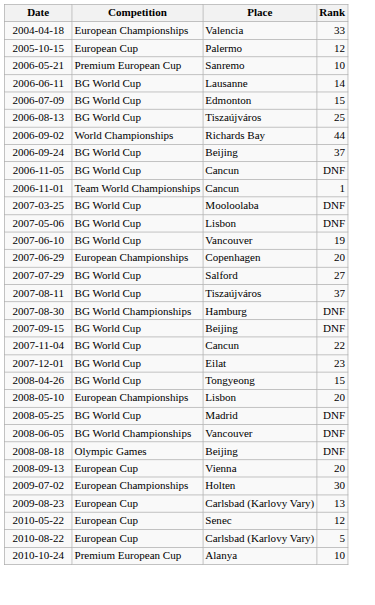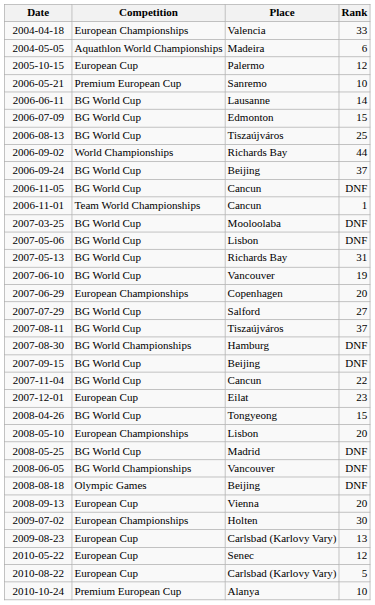+ row: (38, 48)
+ row: (38, 258)
(108, 363) BG World Cup -> (106, 398) European Cup
